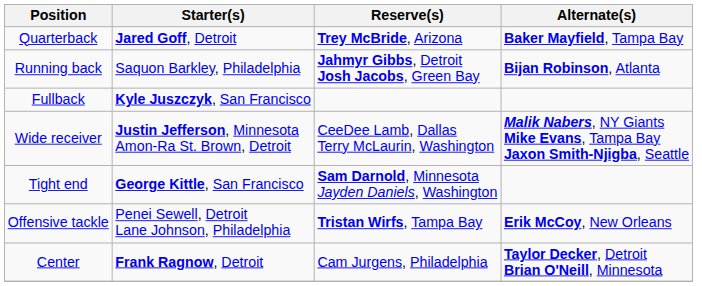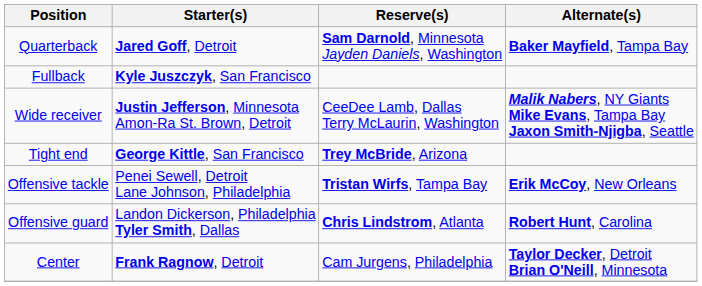(390, 38) Trey McBride, Arizona -> (412, 46) Sam Darnold, Minnesota Jayden Daniels, Washington
- row: (58, 68)
(407, 184) Sam Darnold, Minnesota Jayden Daniels, Washington -> (395, 154) Trey McBride, Arizona
+ row: (58, 223)
